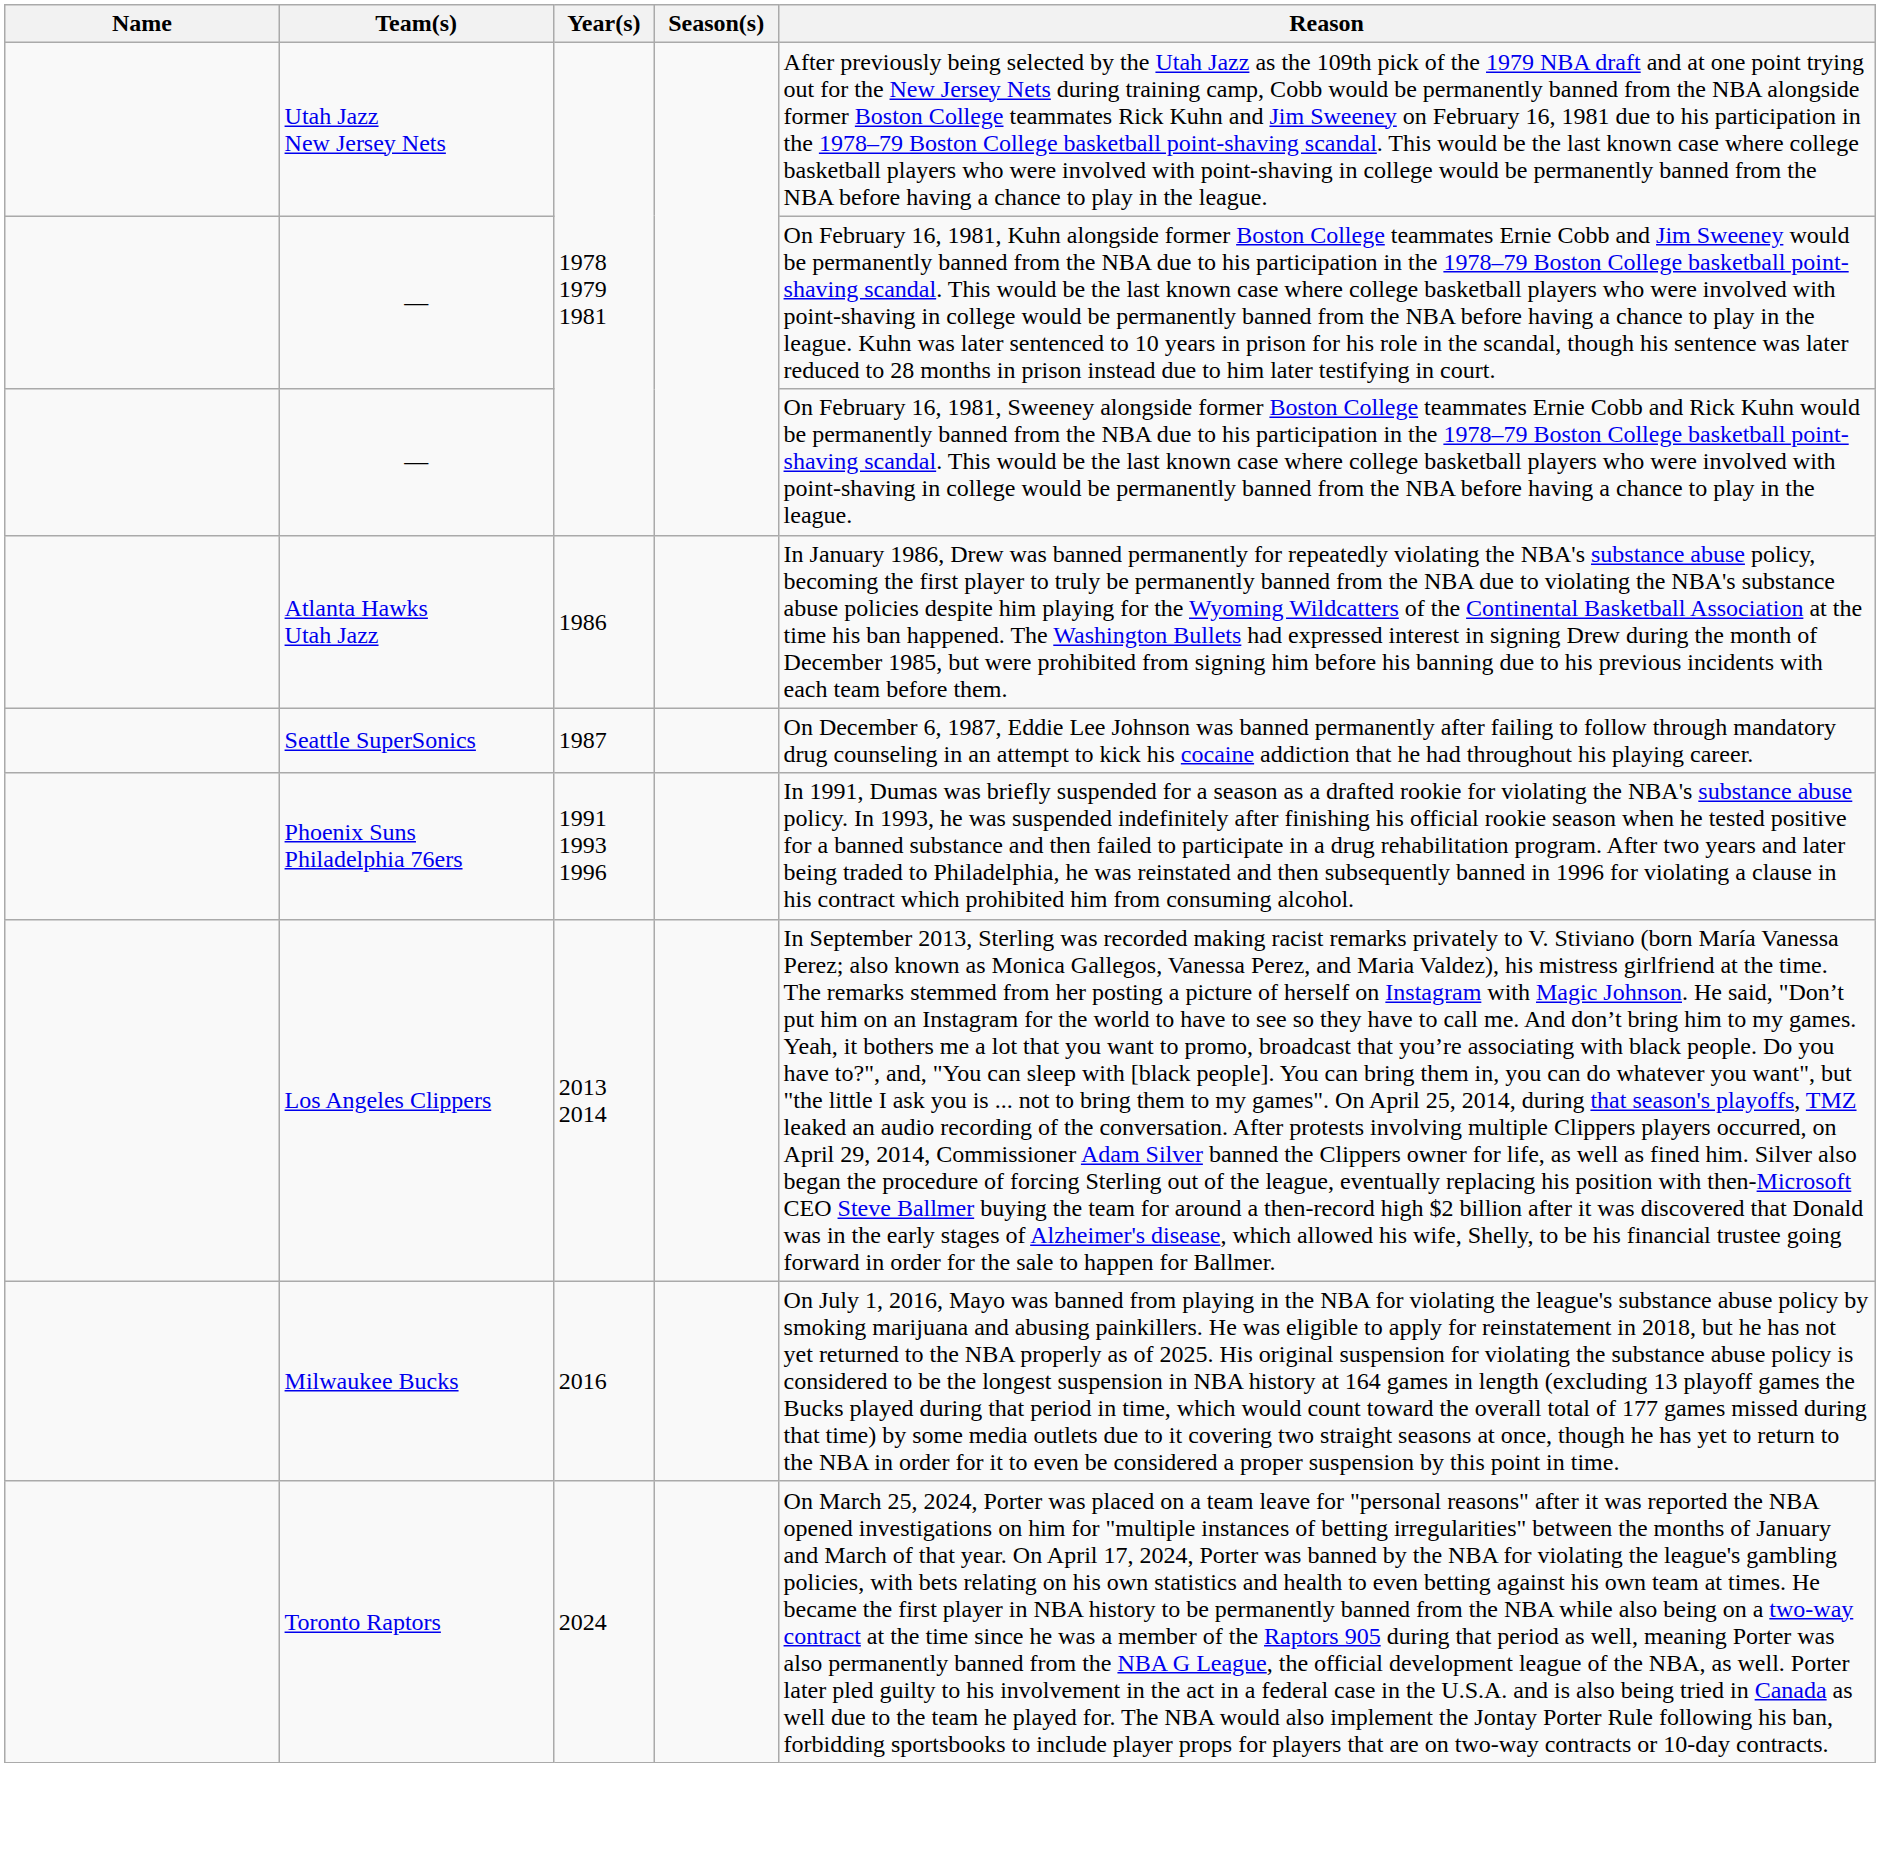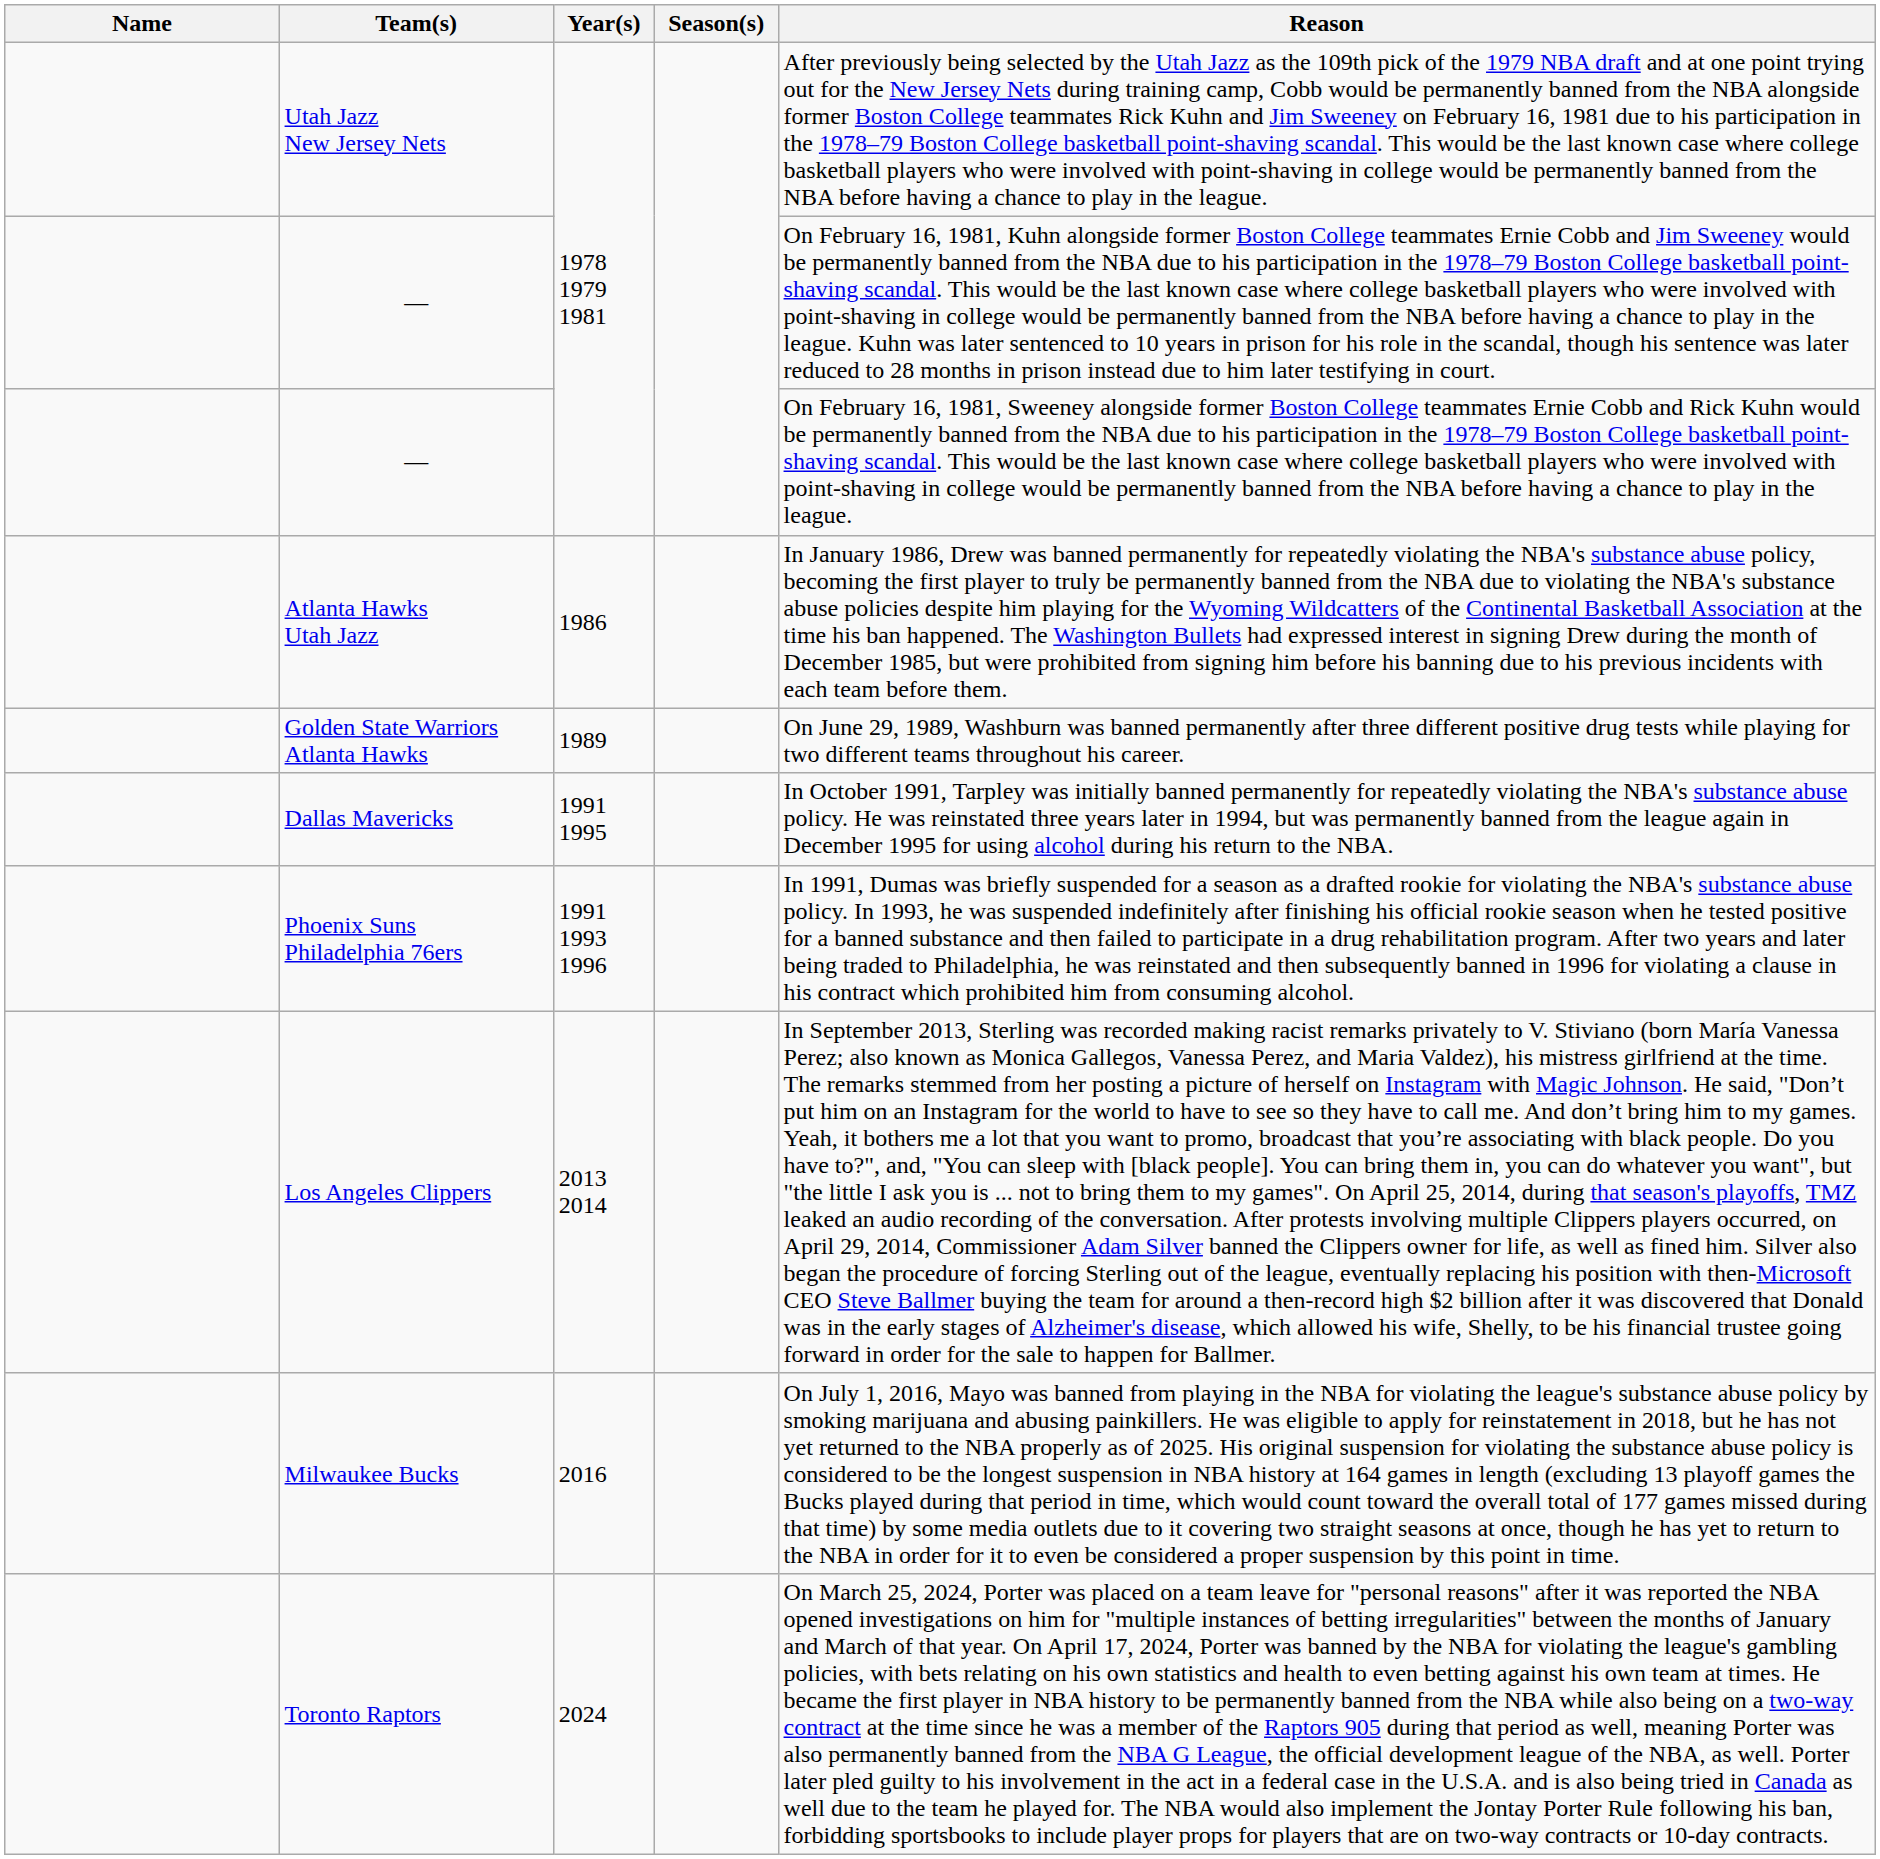- row: (380, 740)
+ row: (391, 740)
+ row: (369, 818)
